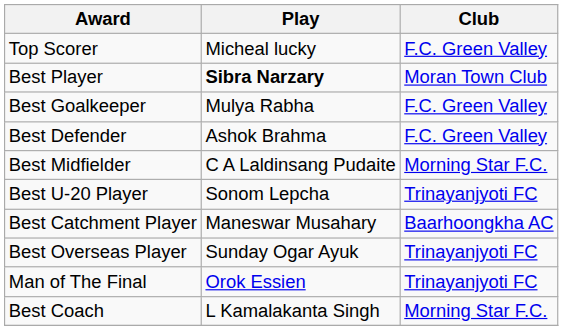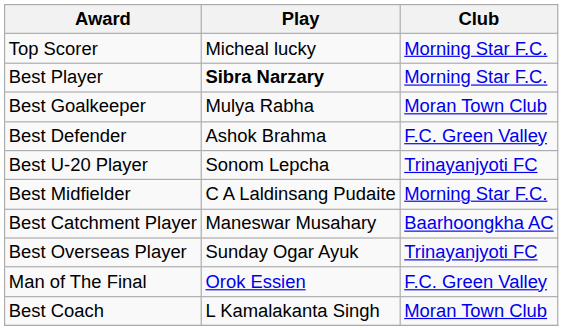(476, 48) F.C. Green Valley -> (476, 48) Morning Star F.C.
(476, 77) Moran Town Club -> (476, 77) Morning Star F.C.
(476, 106) F.C. Green Valley -> (476, 106) Moran Town Club
rows swapped: (70, 164) <-> (78, 194)
(471, 281) Trinayanjyoti FC -> (476, 281) F.C. Green Valley
(476, 310) Morning Star F.C. -> (476, 310) Moran Town Club
